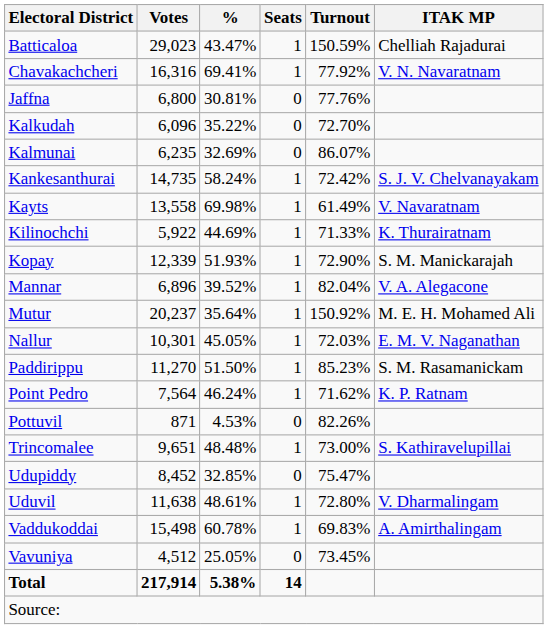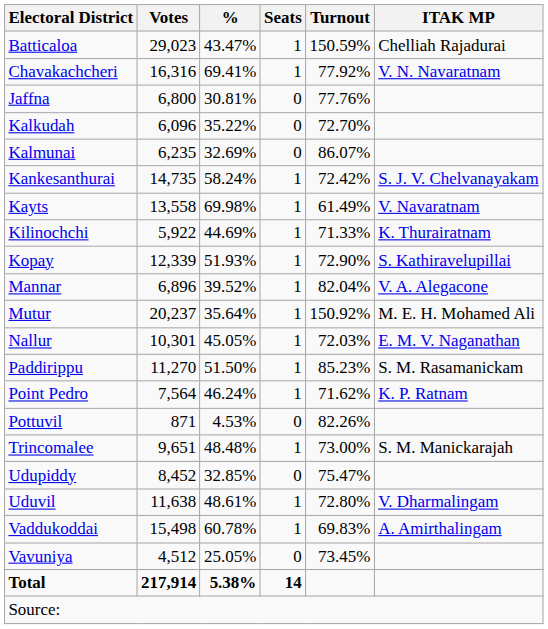(446, 260) S. M. Manickarajah -> (445, 260) S. Kathiravelupillai
(445, 448) S. Kathiravelupillai -> (446, 448) S. M. Manickarajah
